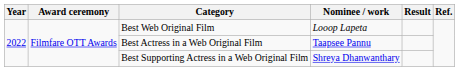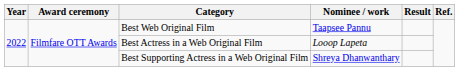(340, 27) Looop Lapeta -> (342, 27) Taapsee Pannu
(342, 43) Taapsee Pannu -> (340, 43) Looop Lapeta
